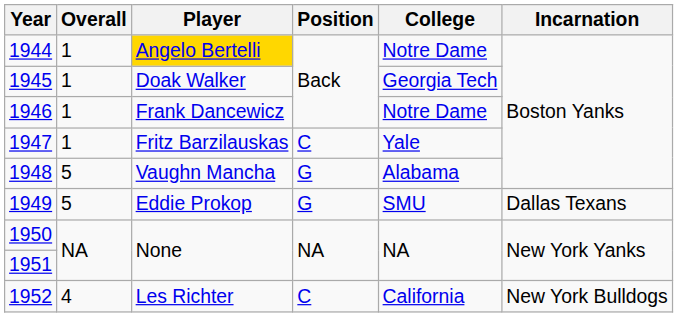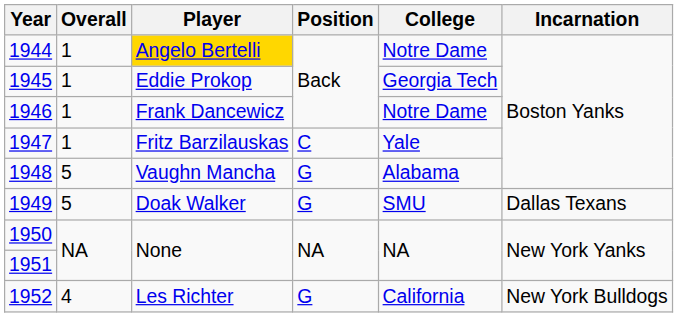(191, 81) Doak Walker -> (194, 81) Eddie Prokop
(194, 204) Eddie Prokop -> (191, 204) Doak Walker
(304, 296) C -> (305, 296) G
